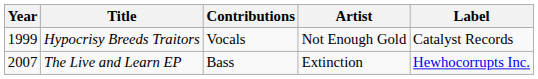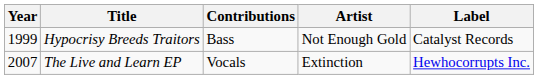(226, 39) Vocals -> (220, 39) Bass
(220, 62) Bass -> (226, 62) Vocals
